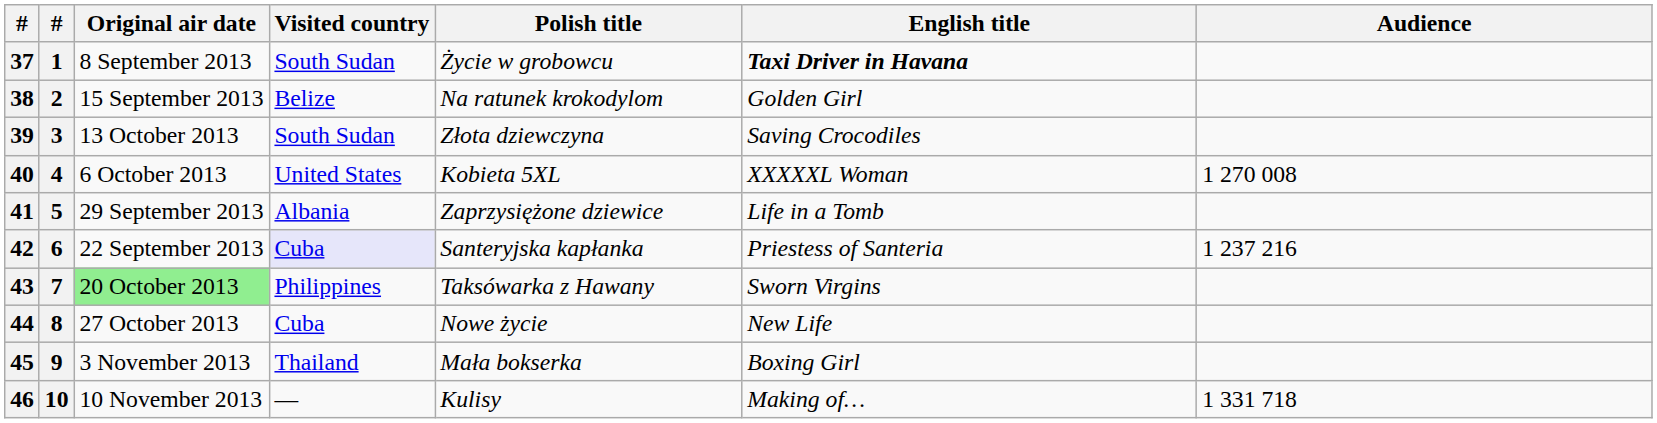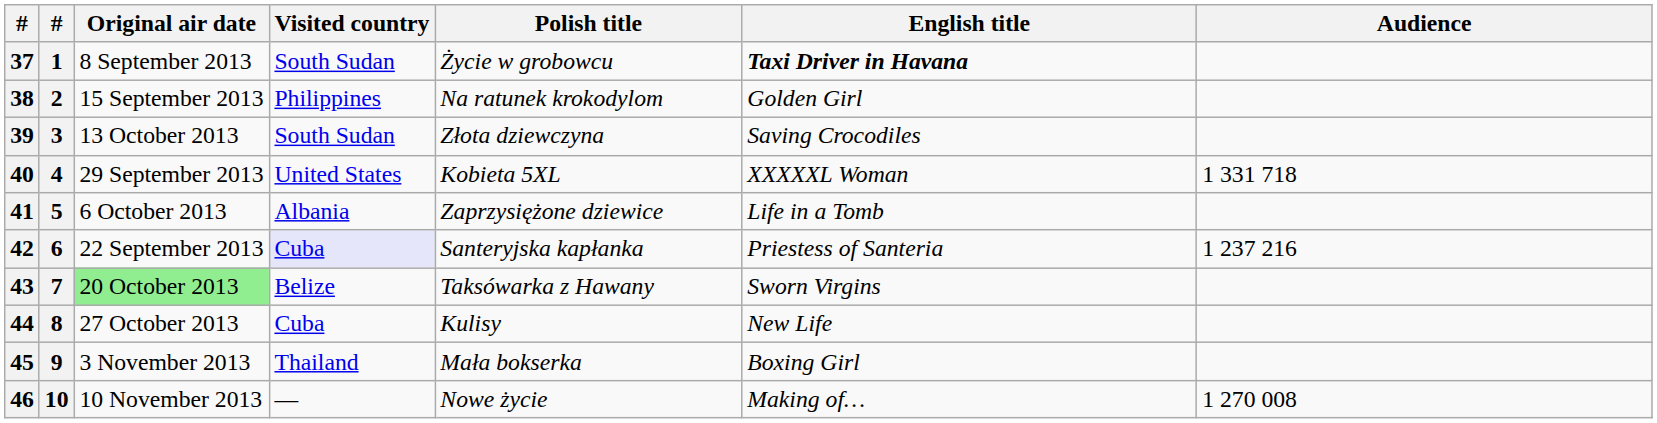(305, 98) Belize -> (328, 98) Philippines
(153, 173) 6 October 2013 -> (171, 173) 29 September 2013
(1250, 173) 1 270 008 -> (1250, 173) 1 331 718
(171, 211) 29 September 2013 -> (153, 211) 6 October 2013
(328, 286) Philippines -> (305, 286) Belize
(494, 323) Nowe życie -> (471, 323) Kulisy
(471, 398) Kulisy -> (494, 398) Nowe życie
(1250, 398) 1 331 718 -> (1250, 398) 1 270 008
